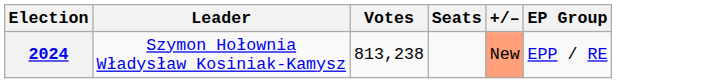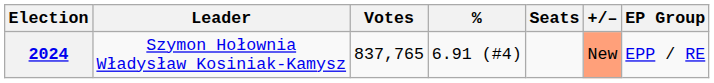+ column: (477, 18)
(389, 55) 813,238 -> (389, 55) 837,765
